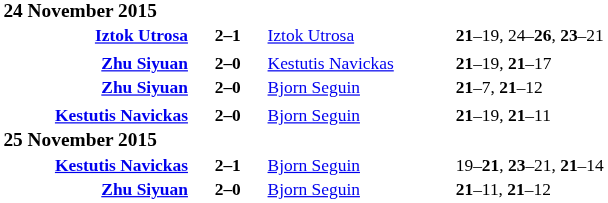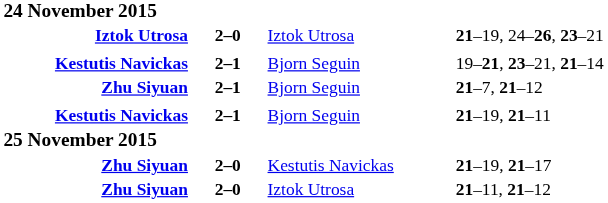(228, 35) 2–1 -> (228, 35) 2–0
rows swapped: (145, 63) <-> (121, 165)
(228, 87) 2–0 -> (228, 87) 2–1
(228, 115) 2–0 -> (228, 115) 2–1
(314, 189) Bjorn Seguin -> (311, 189) Iztok Utrosa
